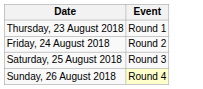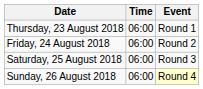+ column: (141, 12)
